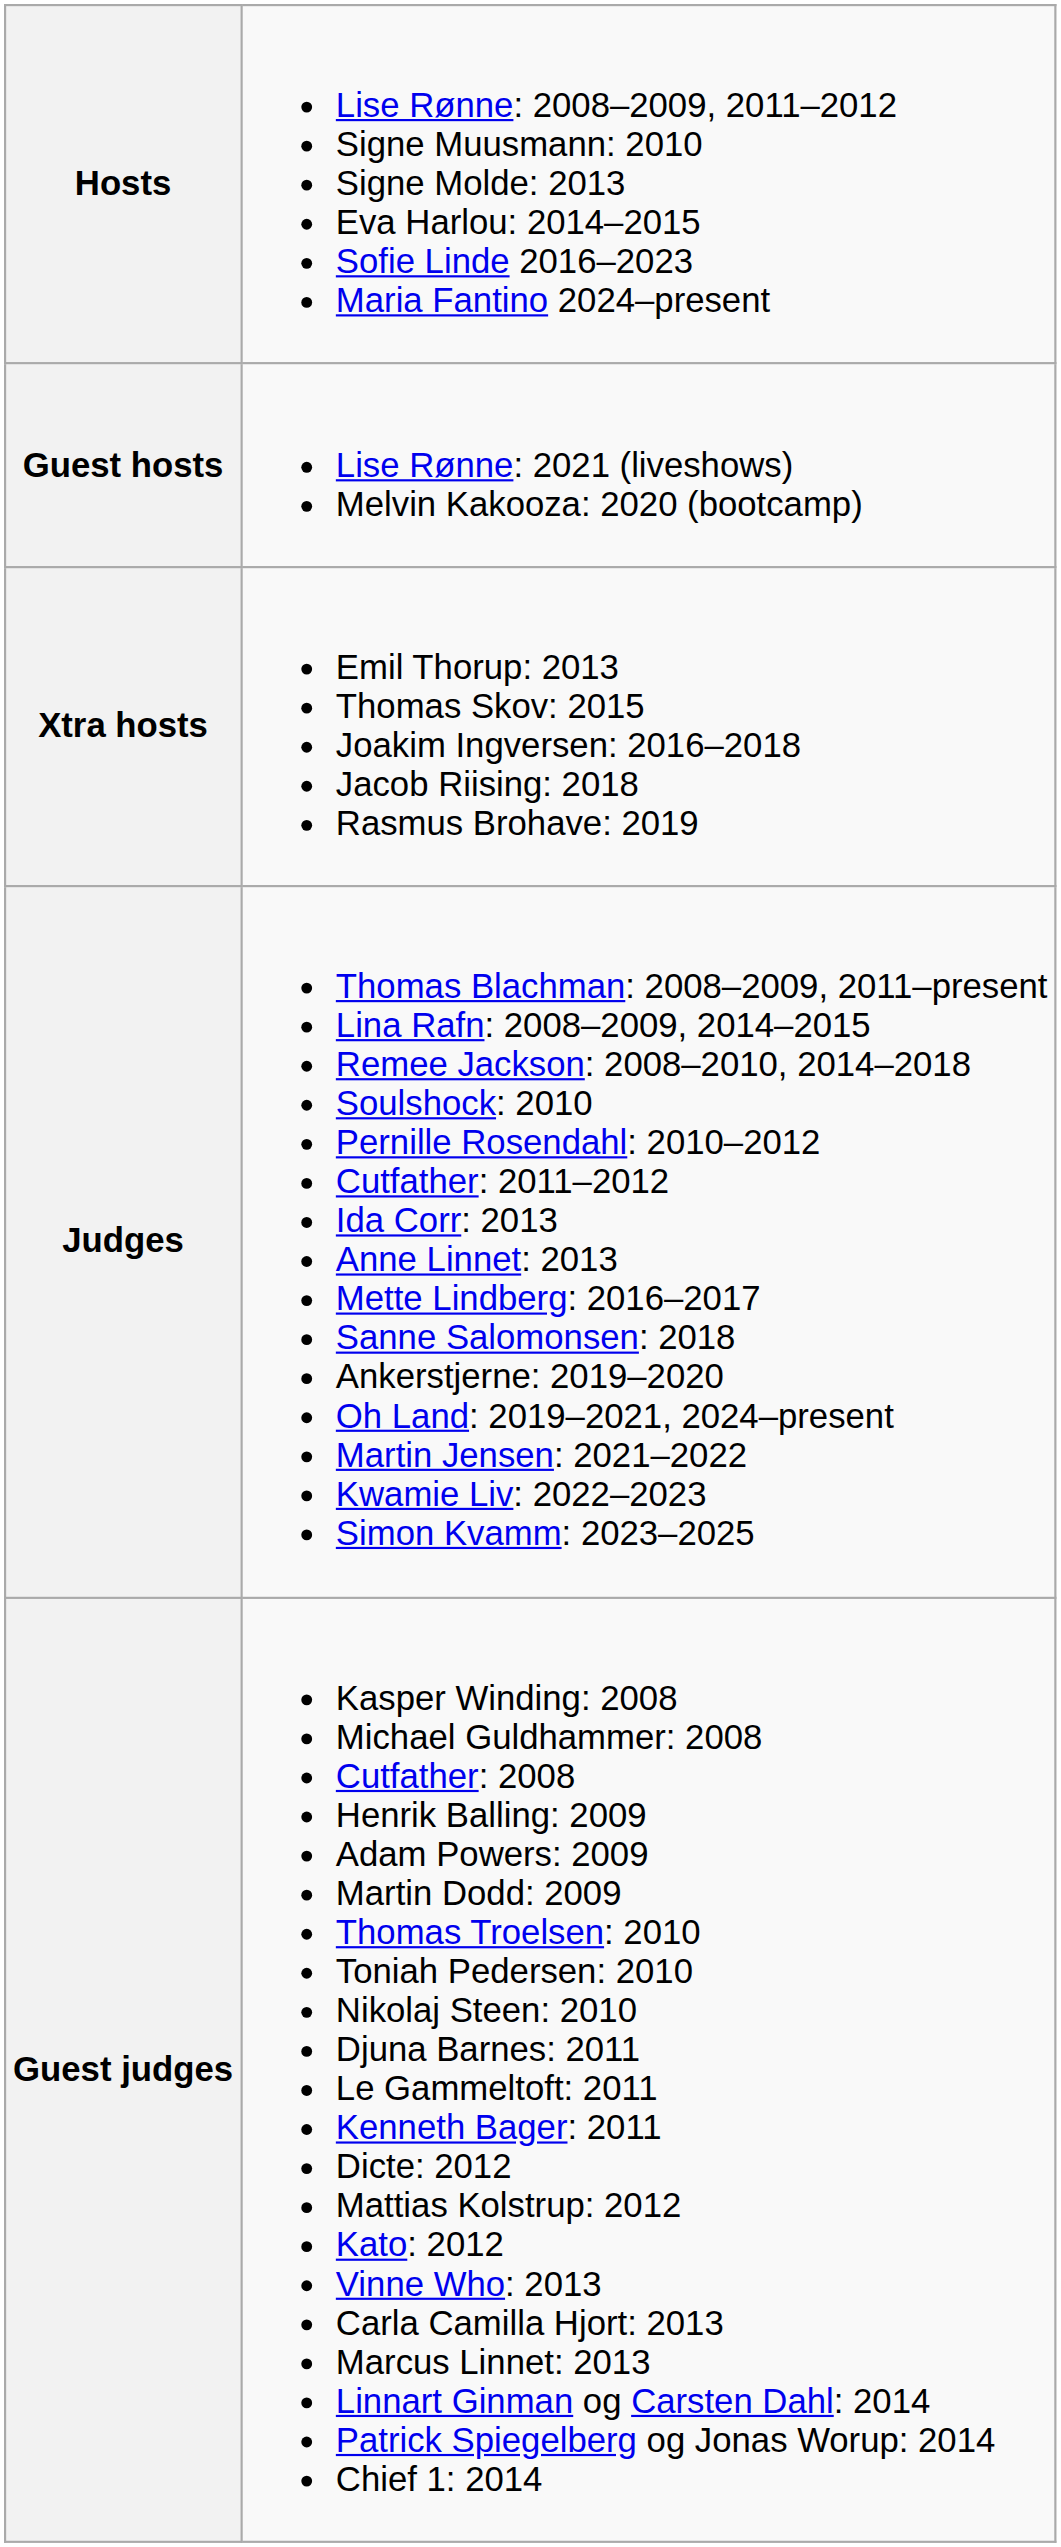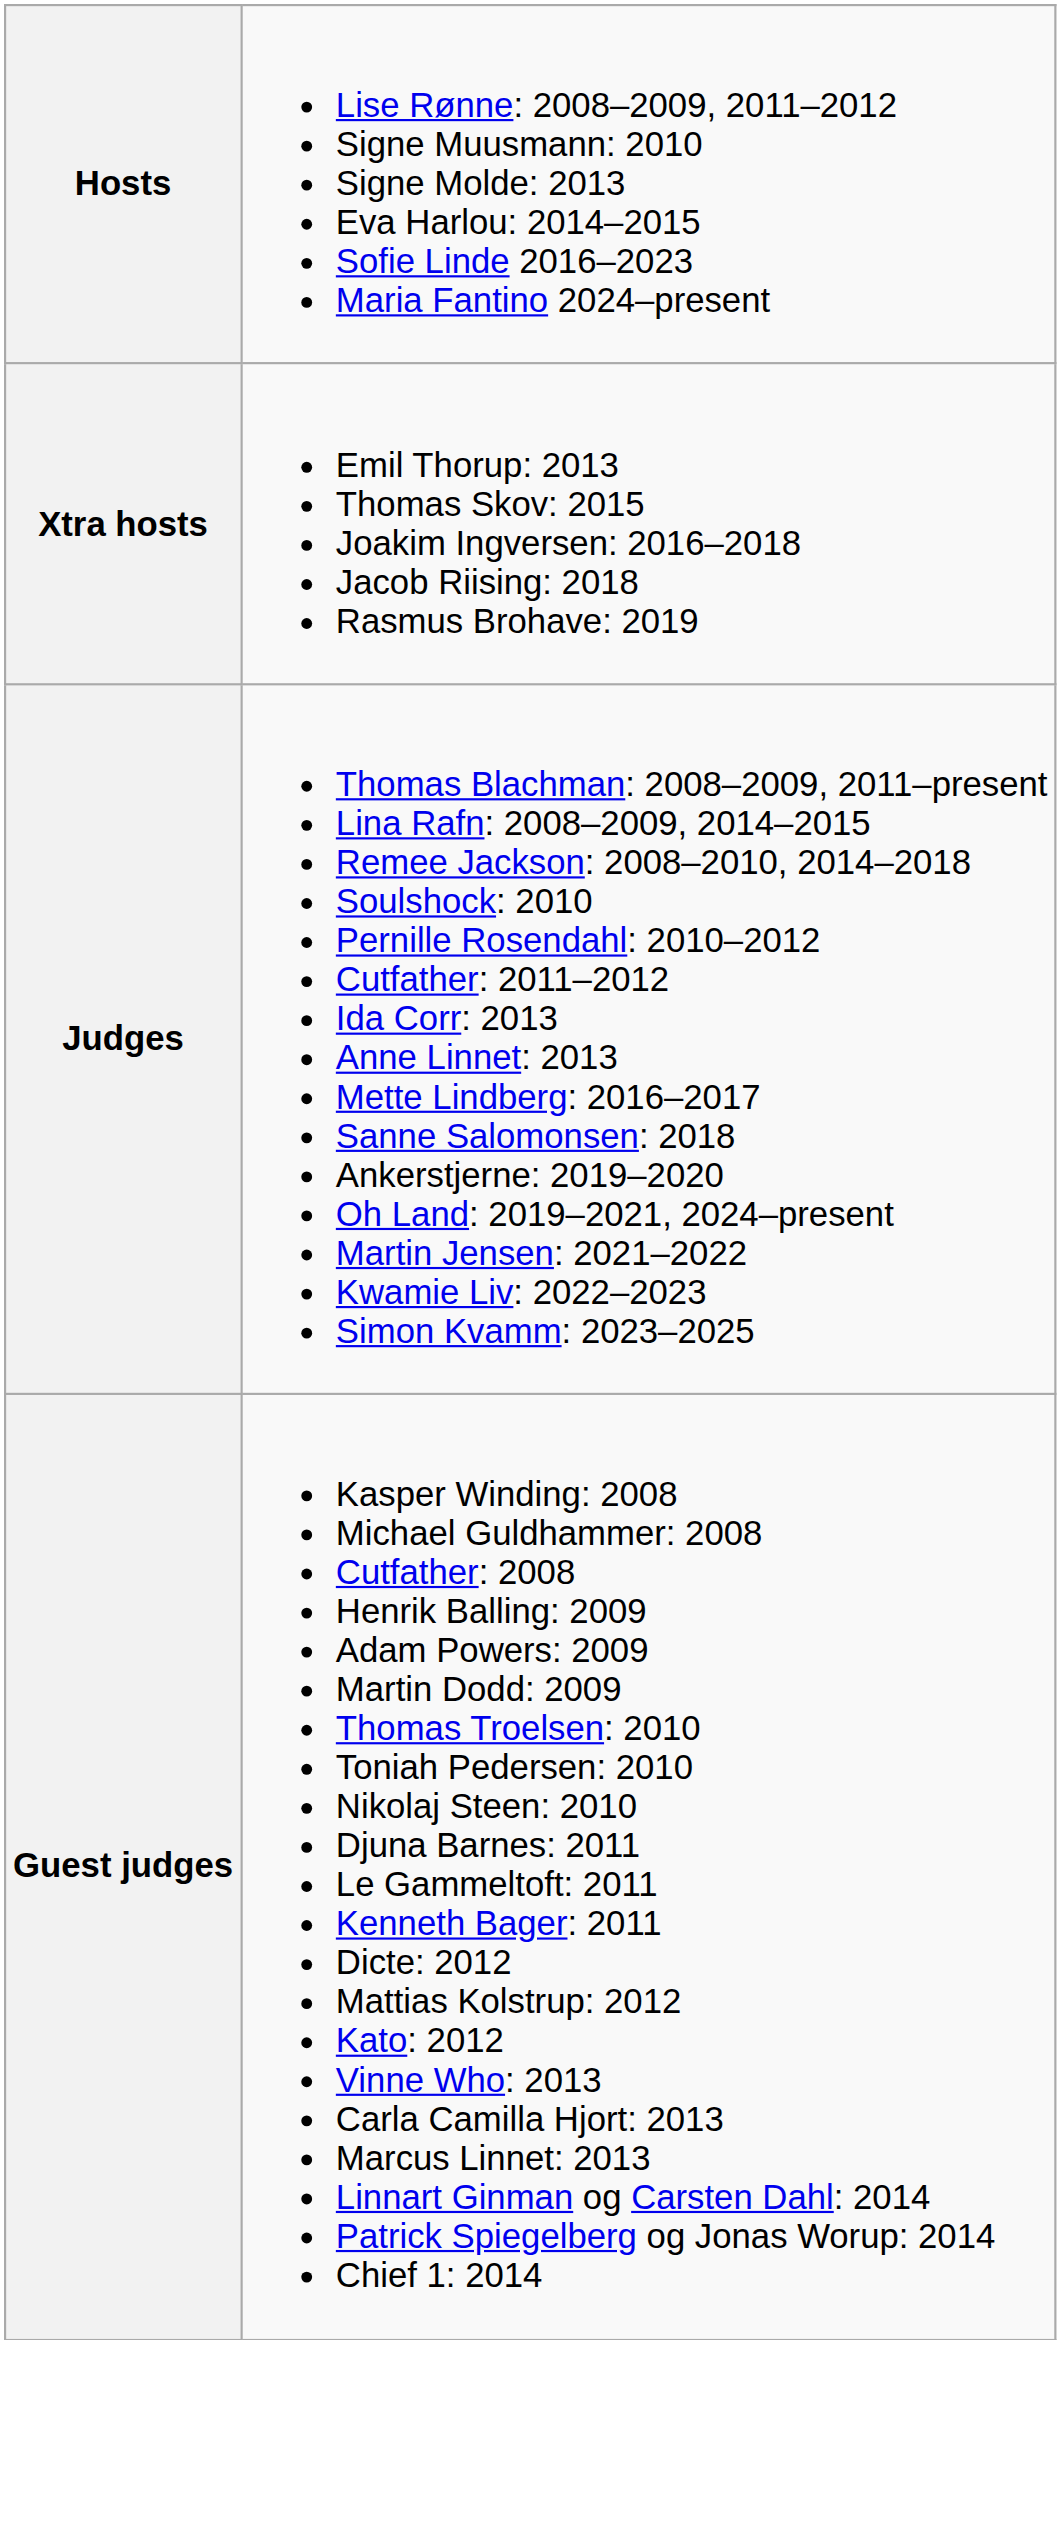- row: (123, 464)
